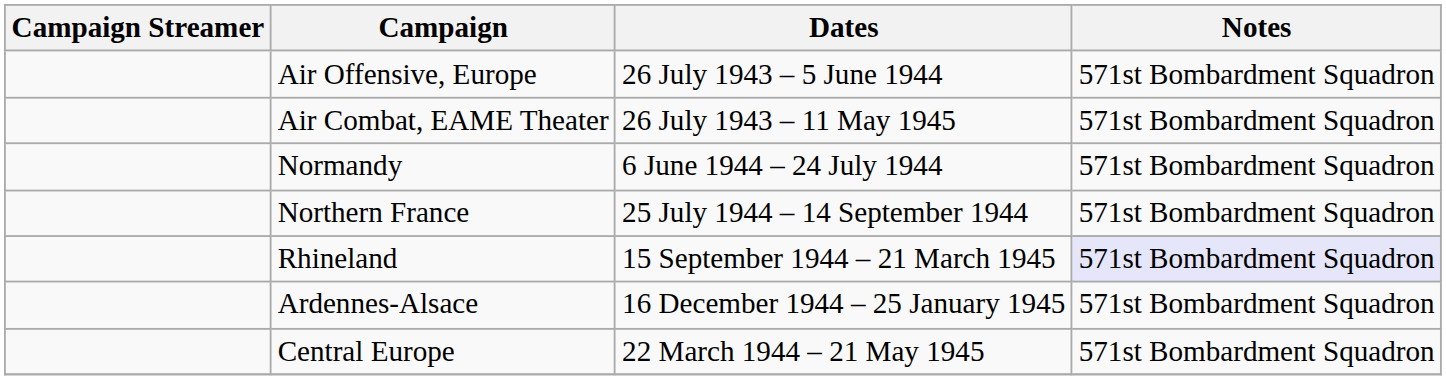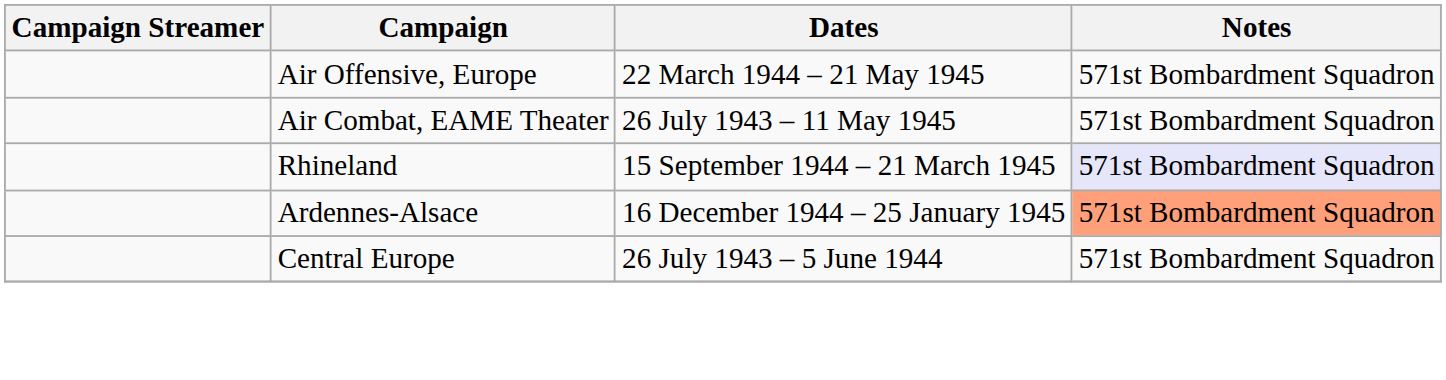(782, 73) 26 July 1943 – 5 June 1944 -> (803, 73) 22 March 1944 – 21 May 1945
- row: (340, 166)
- row: (373, 212)
(1257, 304) no background -> (1257, 212) lightsalmon background
(803, 350) 22 March 1944 – 21 May 1945 -> (782, 258) 26 July 1943 – 5 June 1944
